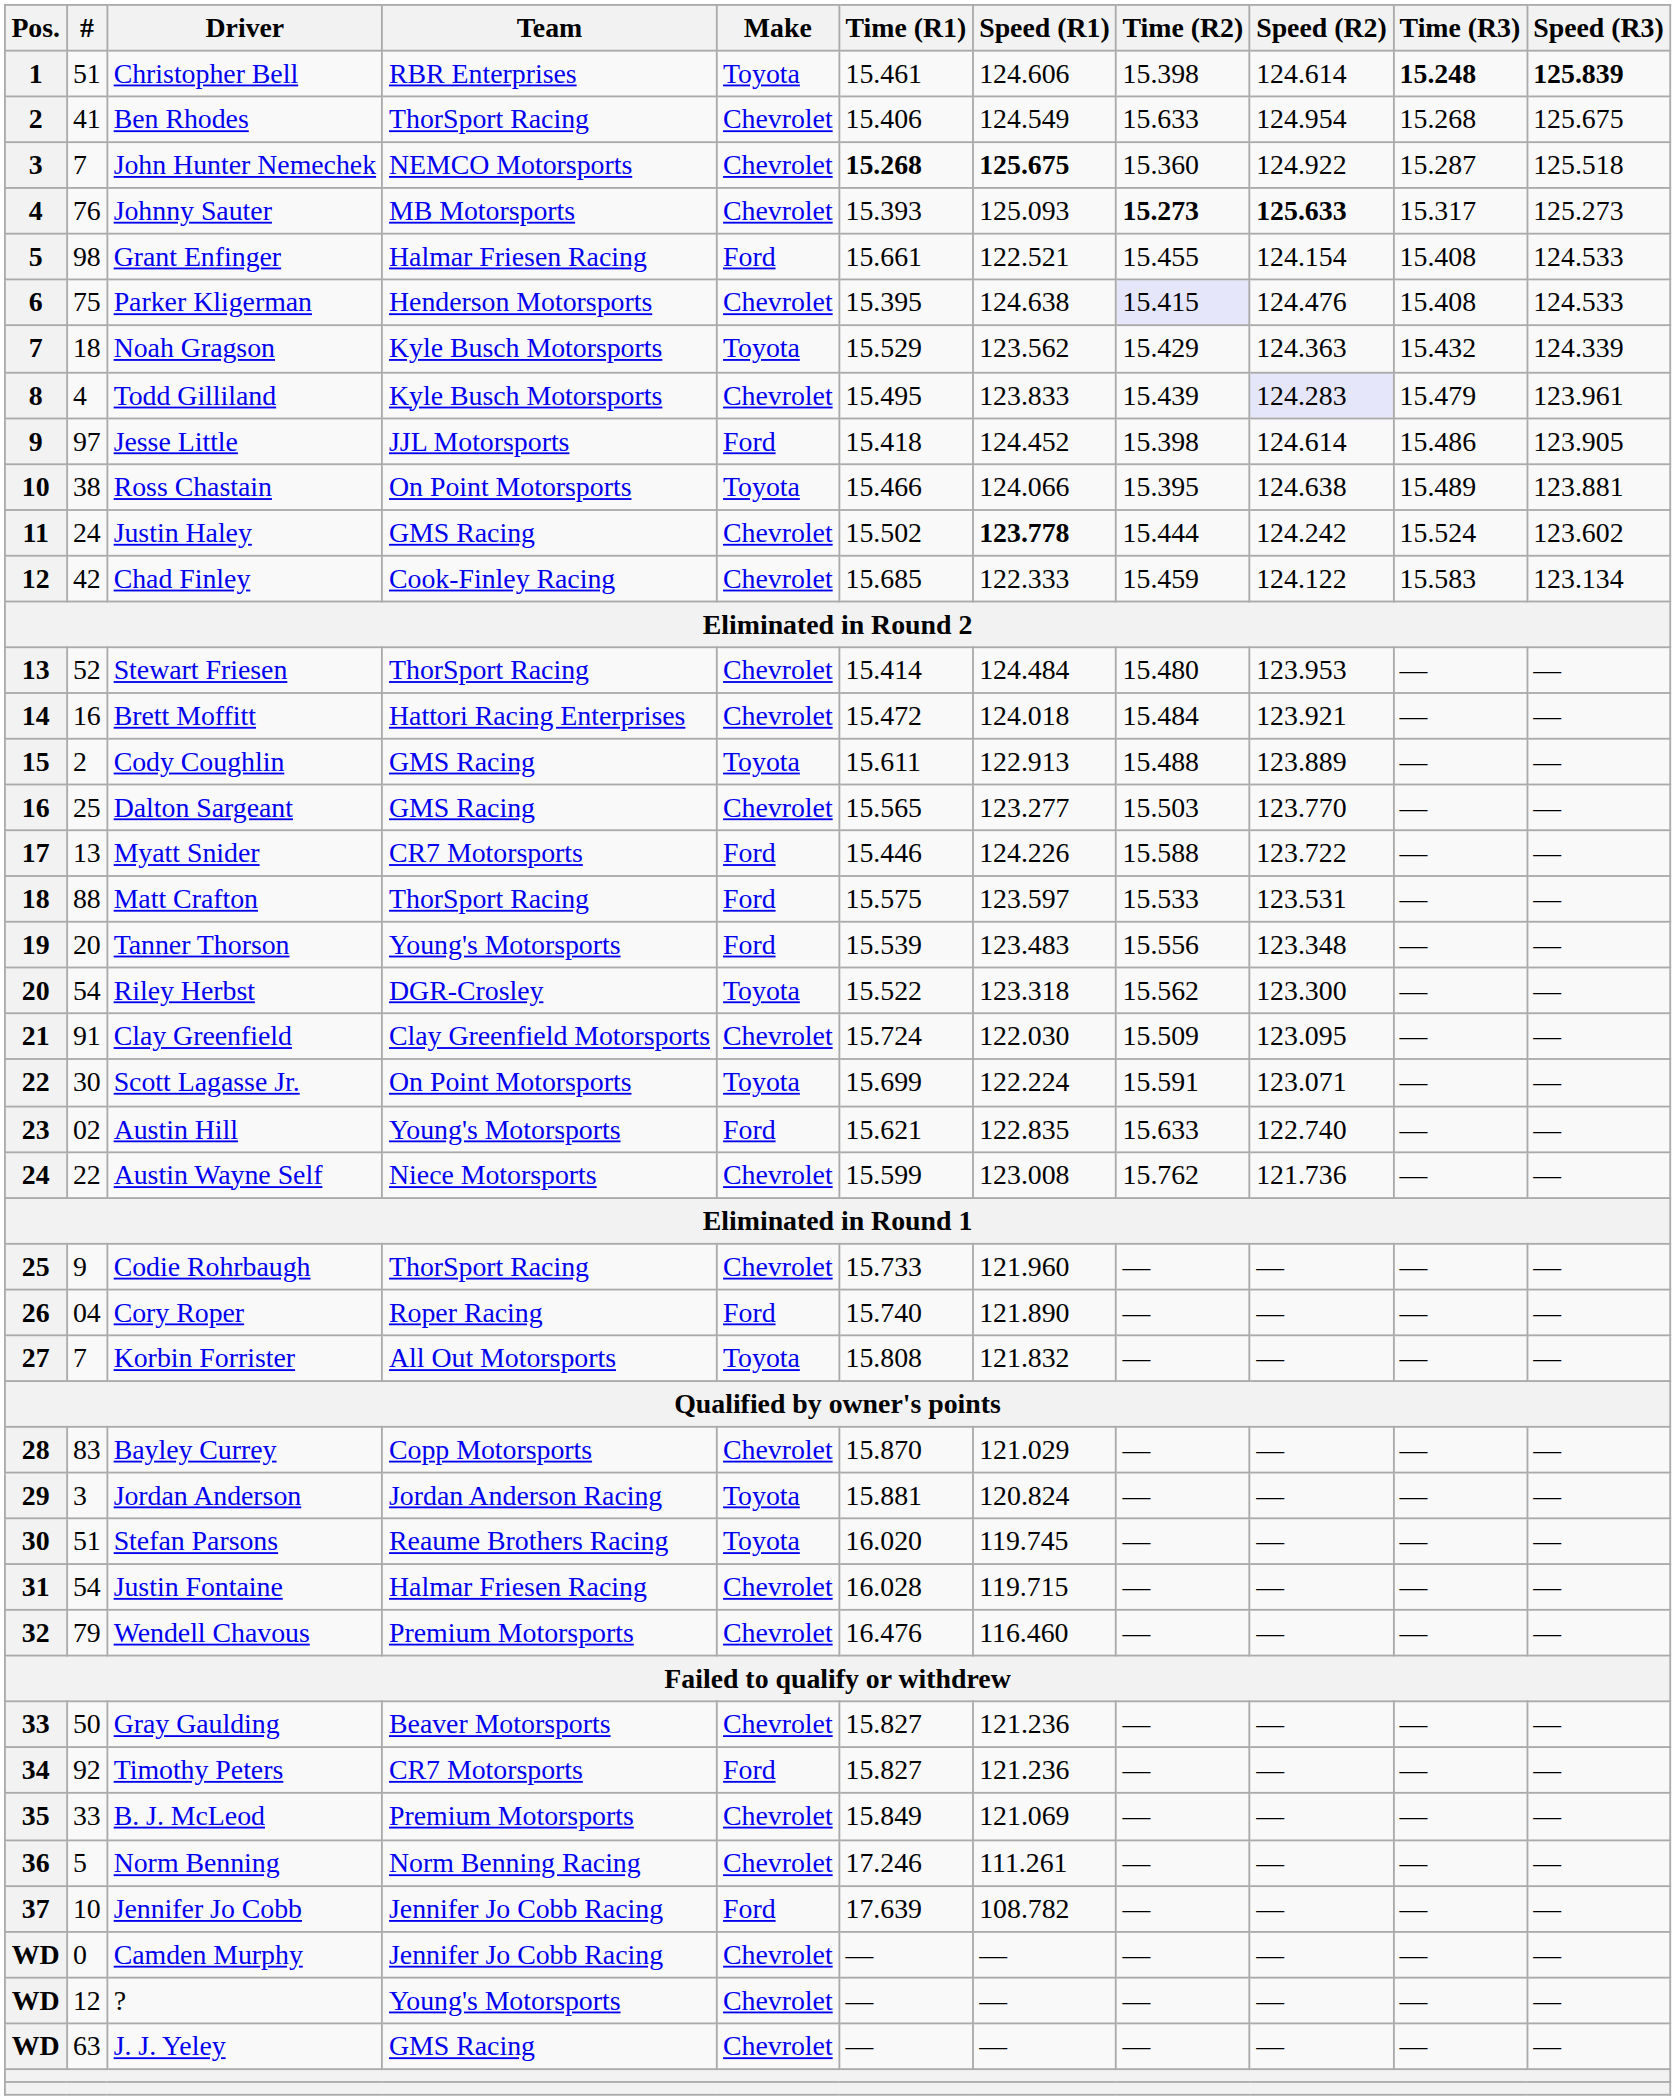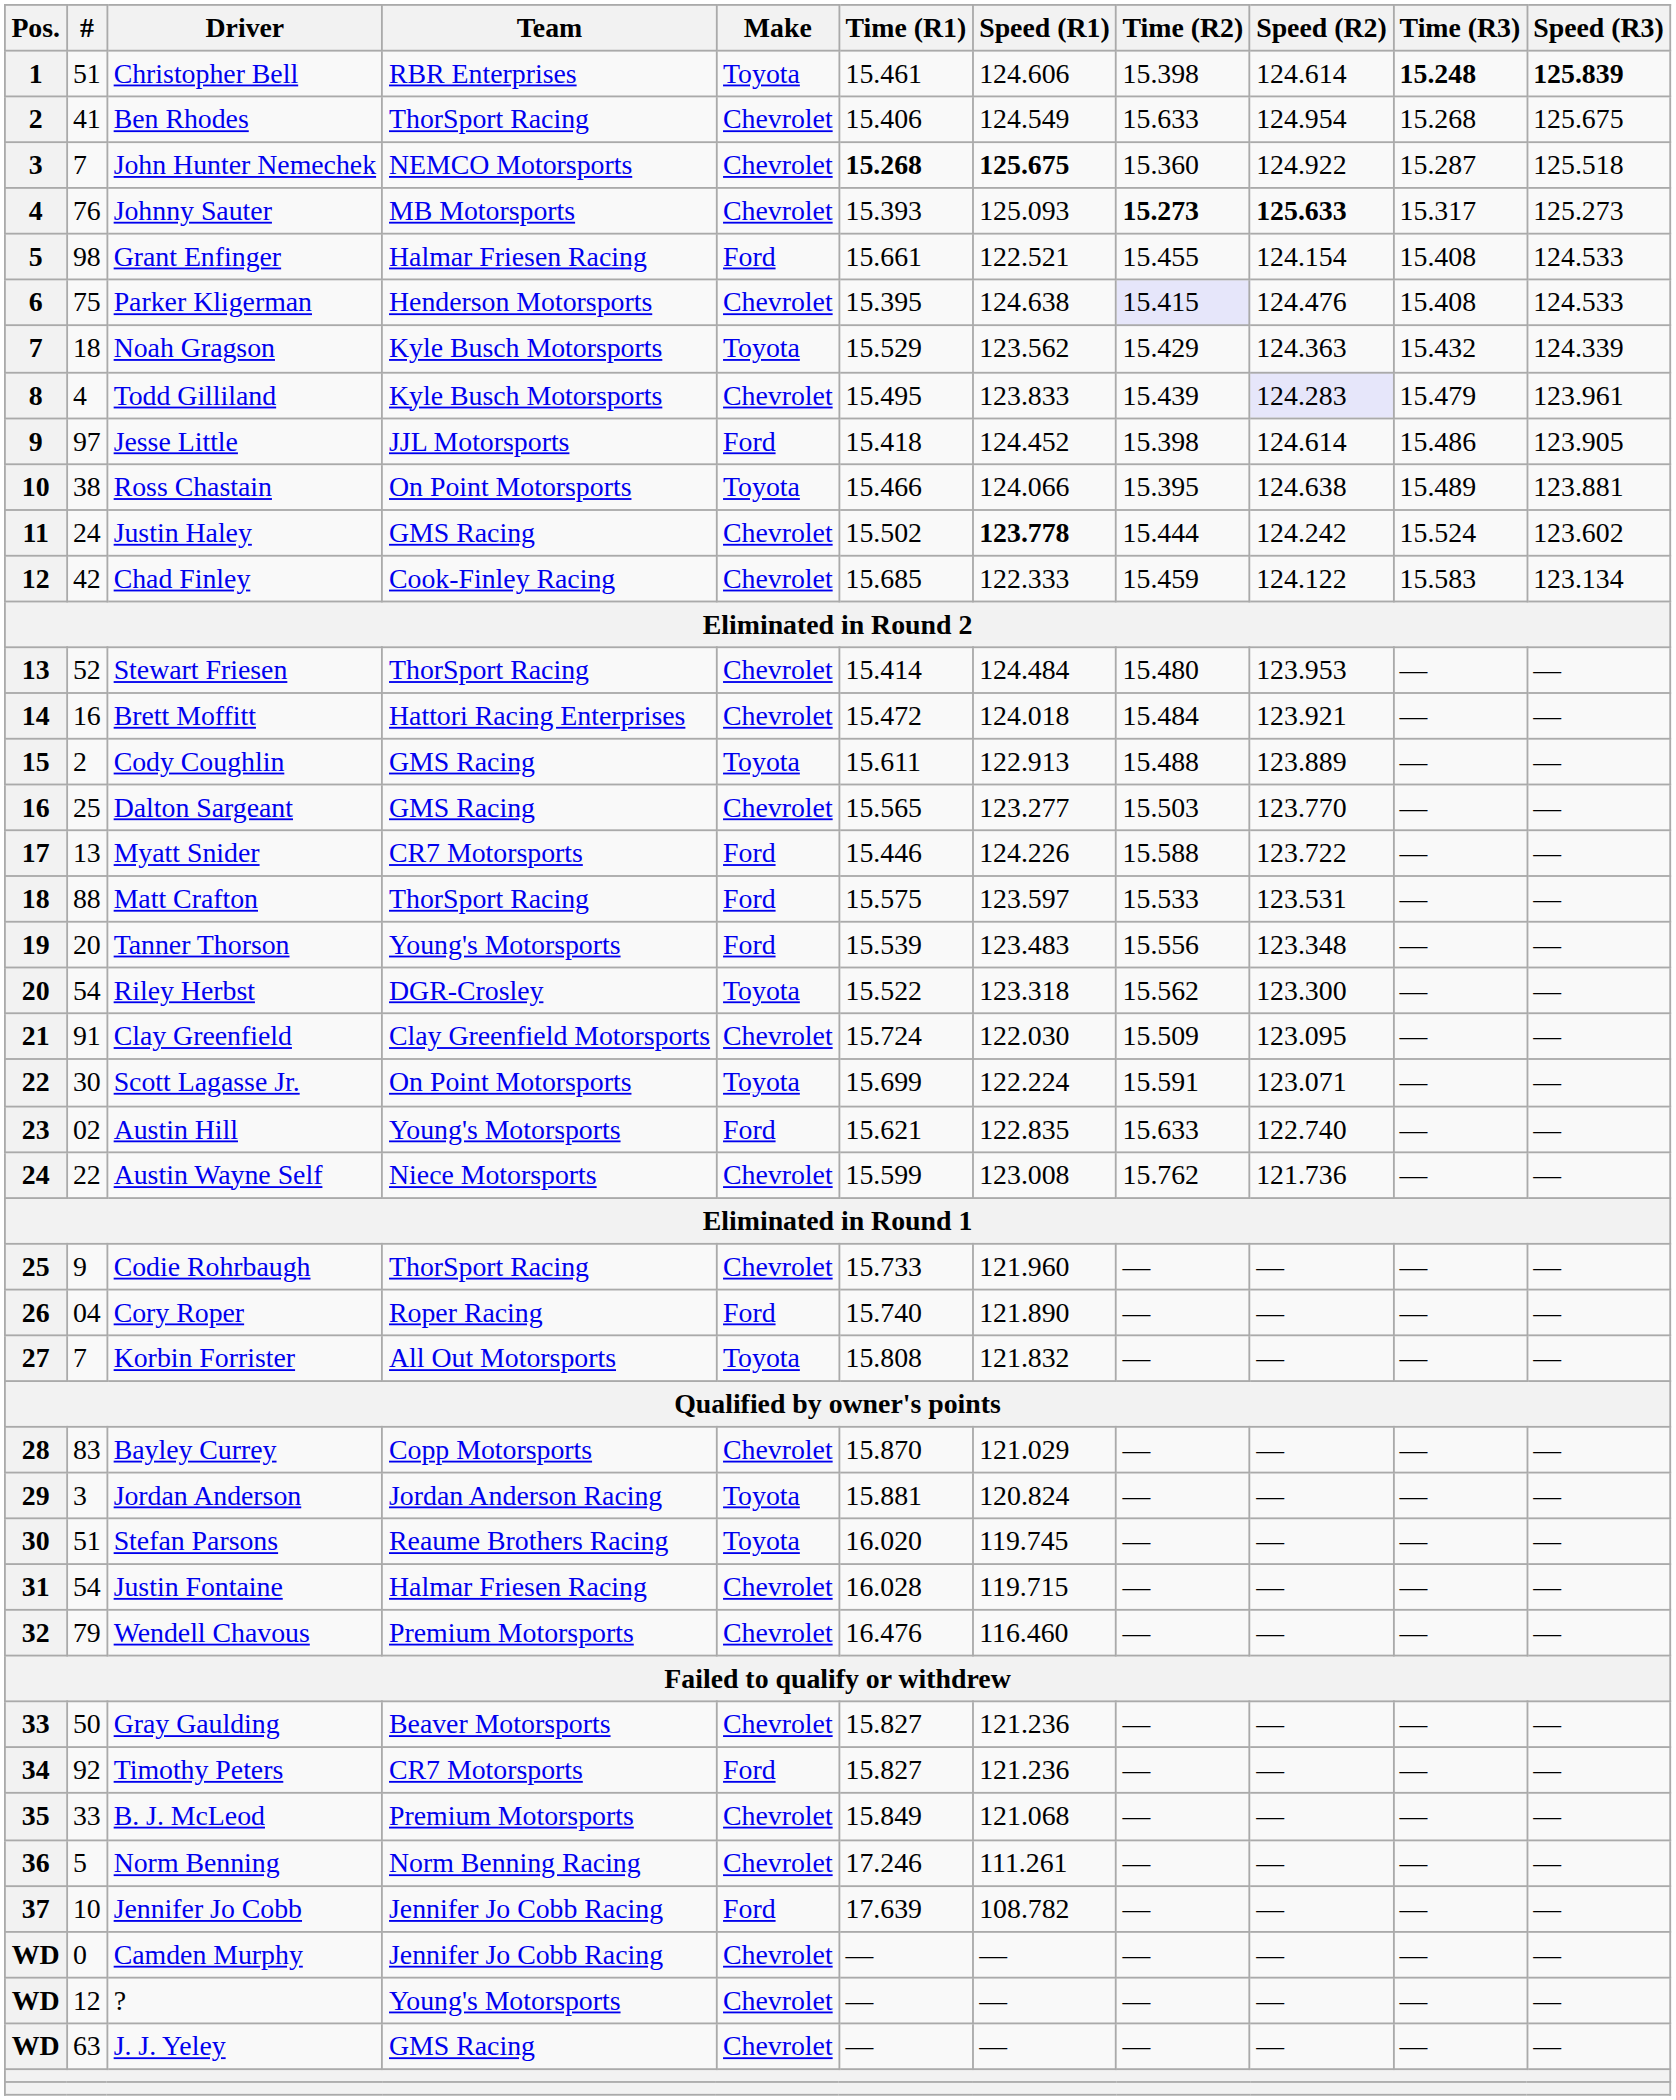(1024, 1816) 121.069 -> (1024, 1816) 121.068
